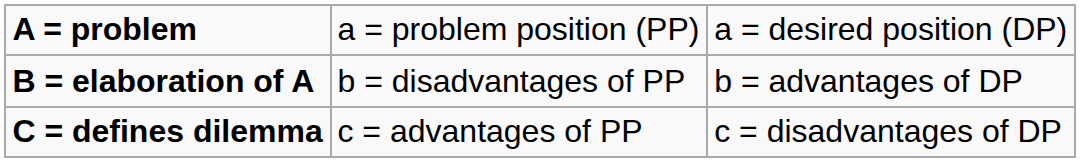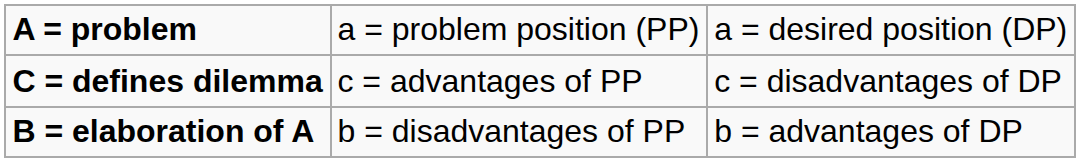rows swapped: (163, 80) <-> (168, 131)
